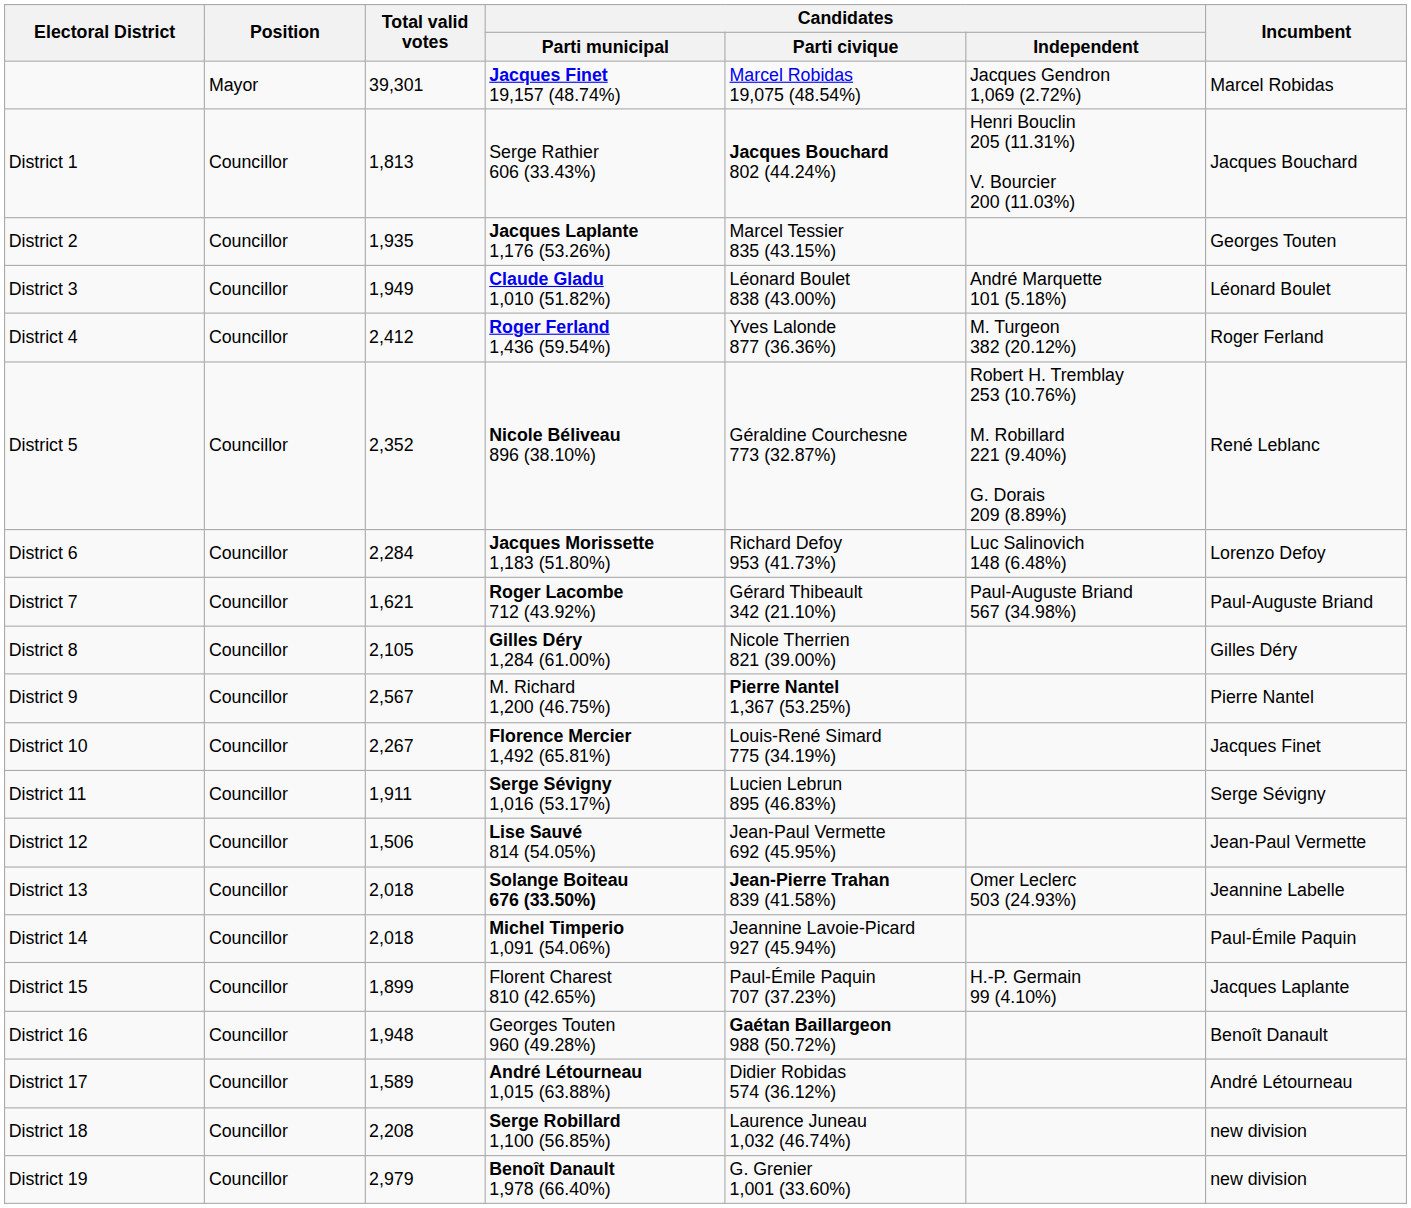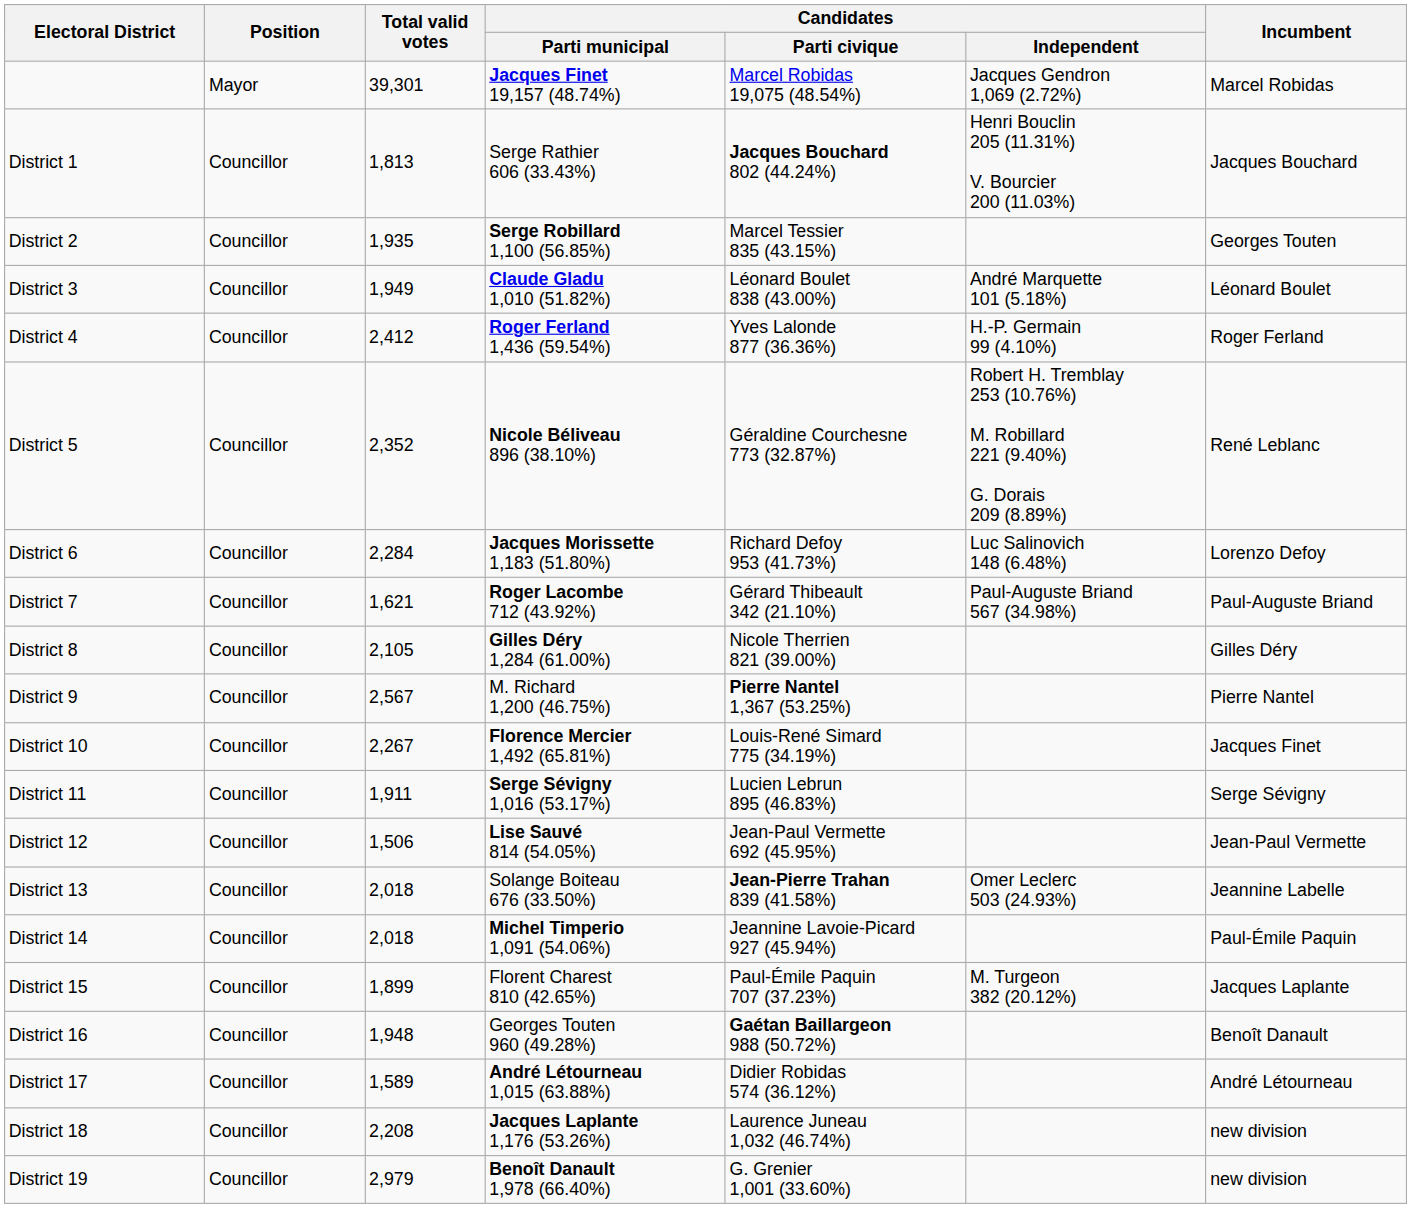(564, 241) Jacques Laplante 1,176 (53.26%) -> (555, 241) Serge Robillard 1,100 (56.85%)
(1023, 337) M. Turgeon 382 (20.12%) -> (1025, 337) H.-P. Germain 99 (4.10%)
(559, 890) bold -> (554, 890) normal
(1025, 986) H.-P. Germain 99 (4.10%) -> (1023, 986) M. Turgeon 382 (20.12%)
(555, 1131) Serge Robillard 1,100 (56.85%) -> (564, 1131) Jacques Laplante 1,176 (53.26%)
